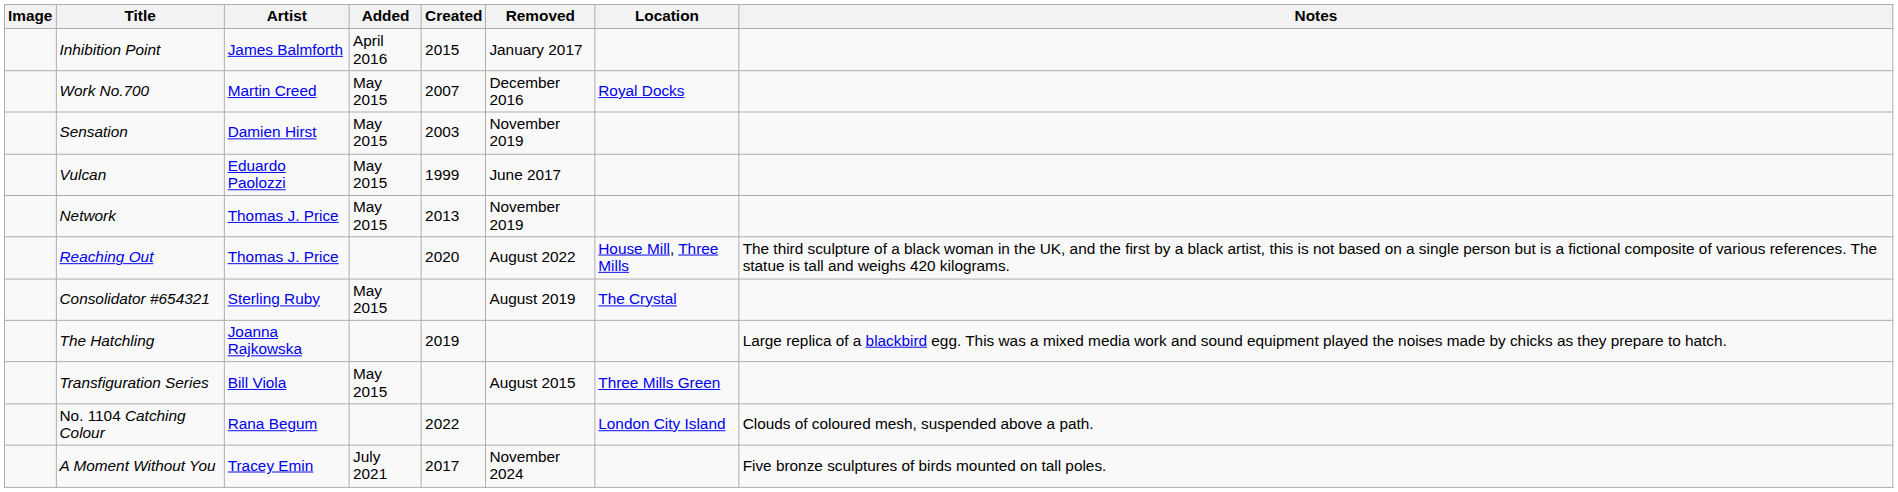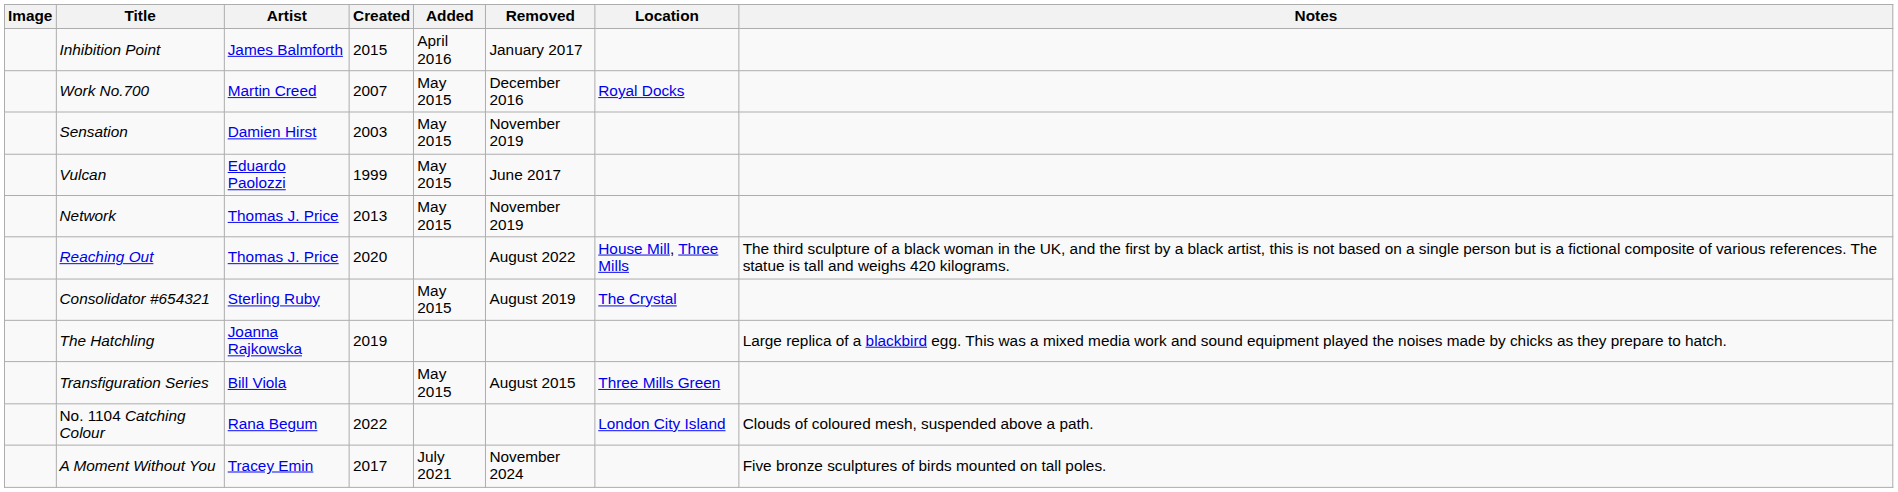columns swapped: (454, 16) <-> (386, 16)
